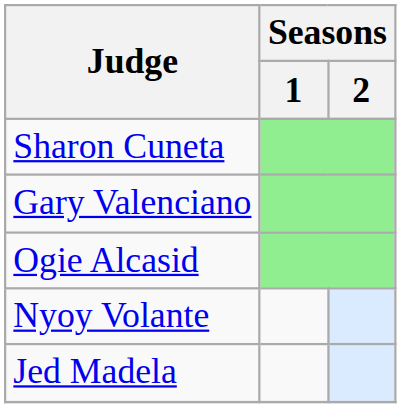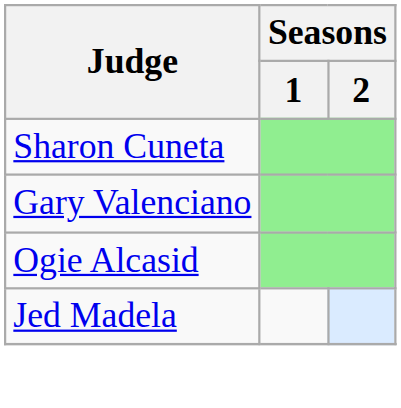- row: (111, 315)
